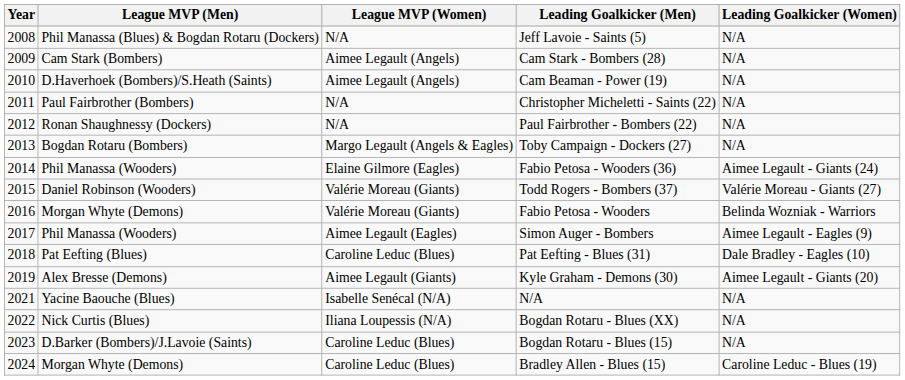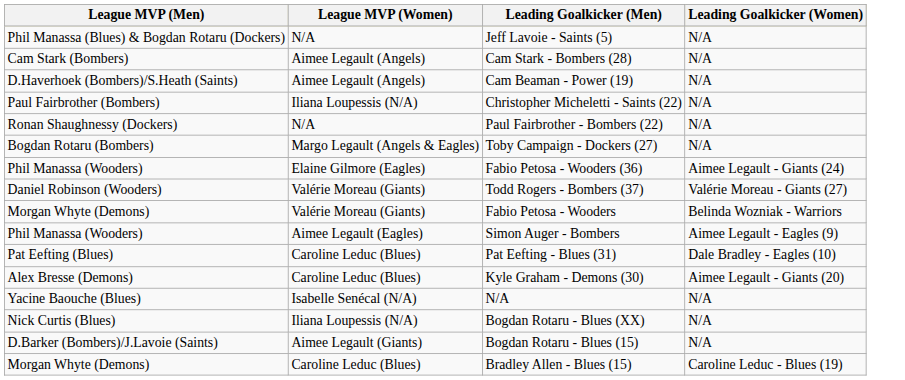- column: (21, 15)
(337, 102) N/A -> (354, 102) Iliana Loupessis (N/A)
(391, 277) Aimee Legault (Giants) -> (356, 277) Caroline Leduc (Blues)
(390, 342) Caroline Leduc (Blues) -> (357, 342) Aimee Legault (Giants)
